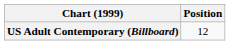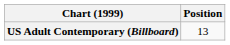(203, 31) 12 -> (203, 31) 13
